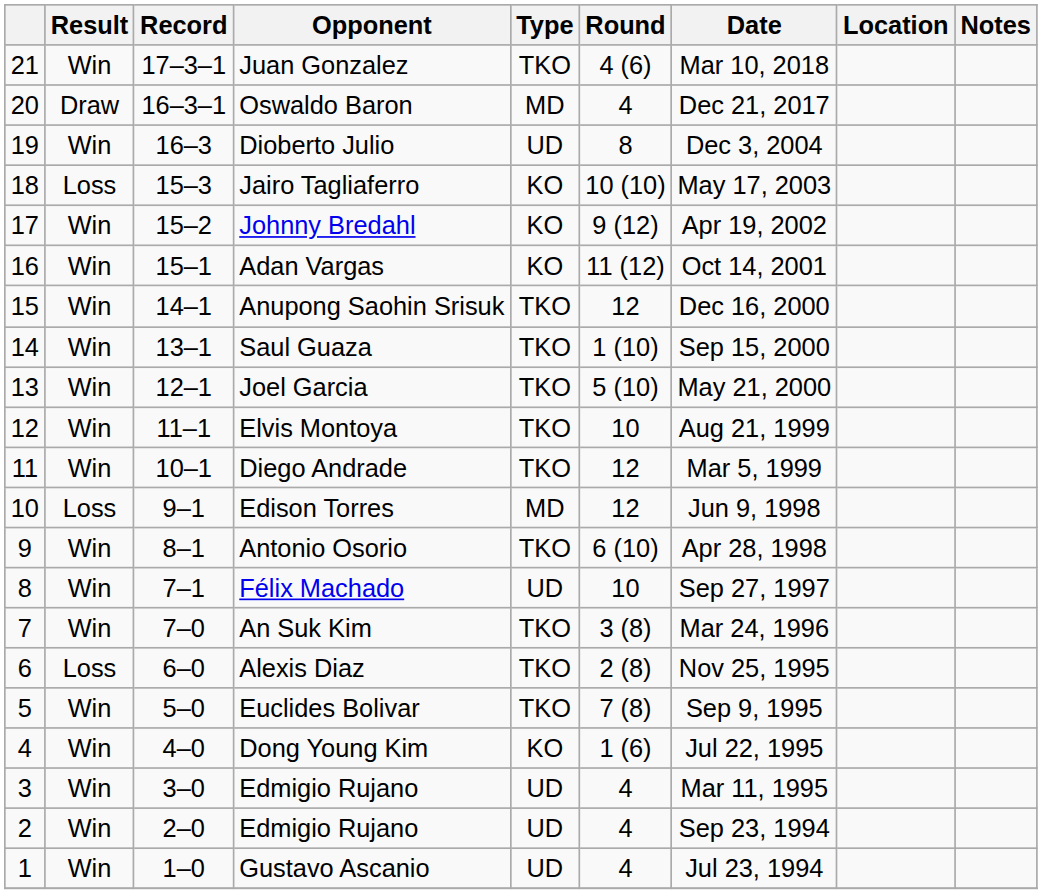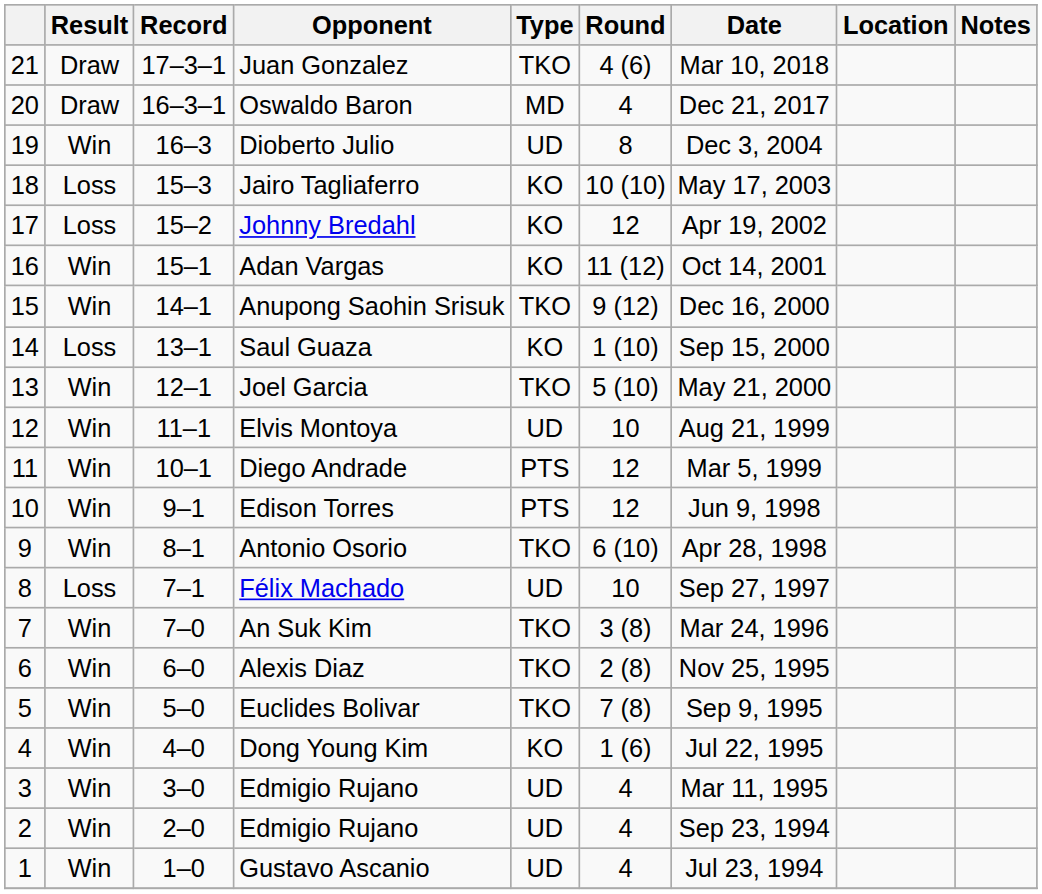(90, 65) Win -> (90, 65) Draw
(90, 226) Win -> (90, 226) Loss
(625, 226) 9 (12) -> (625, 226) 12
(625, 306) 12 -> (625, 306) 9 (12)
(90, 347) Win -> (90, 347) Loss
(545, 347) TKO -> (545, 347) KO
(545, 427) TKO -> (545, 427) UD
(545, 467) TKO -> (545, 467) PTS
(90, 507) Loss -> (90, 507) Win
(545, 507) MD -> (545, 507) PTS
(90, 588) Win -> (90, 588) Loss
(90, 668) Loss -> (90, 668) Win
